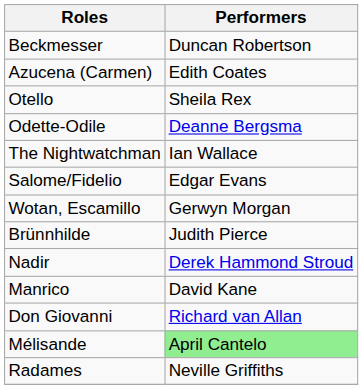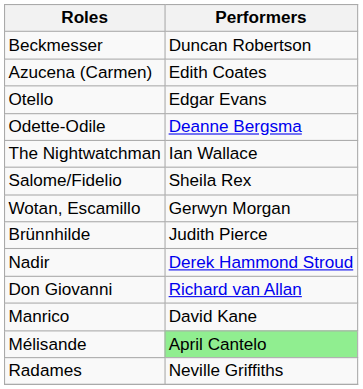(210, 99) Sheila Rex -> (218, 99) Edgar Evans
(218, 180) Edgar Evans -> (210, 180) Sheila Rex
rows swapped: (39, 289) <-> (60, 316)
